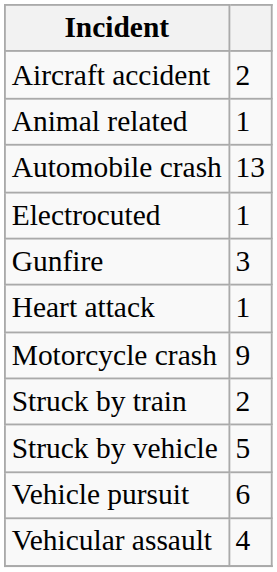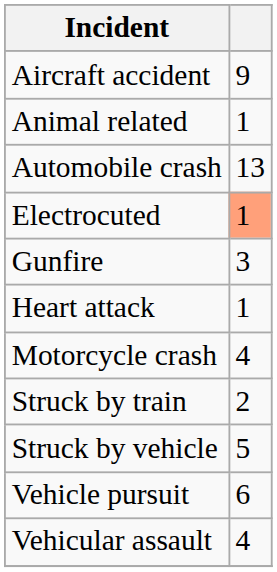(243, 74) 2 -> (243, 74) 9
(243, 214) no background -> (243, 214) lightsalmon background
(243, 354) 9 -> (243, 354) 4
